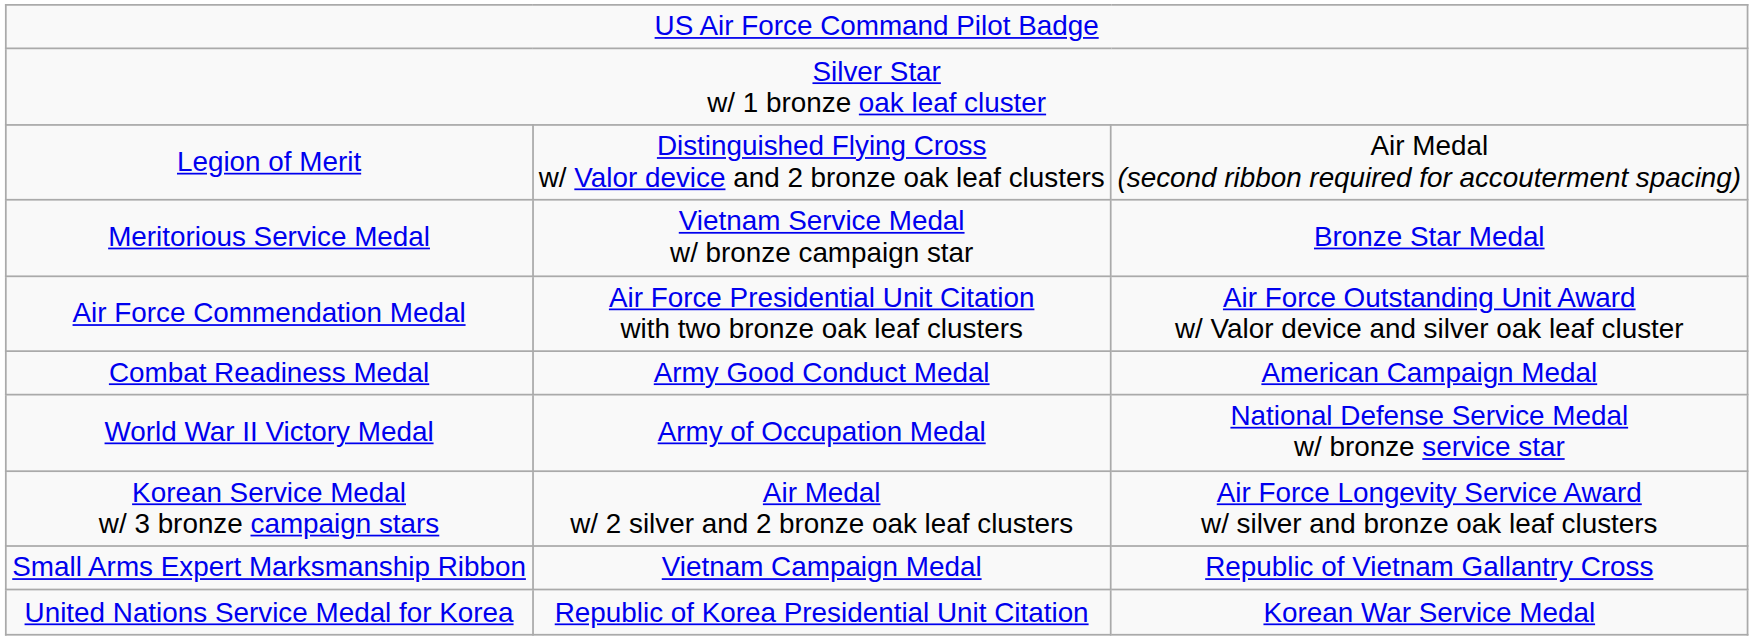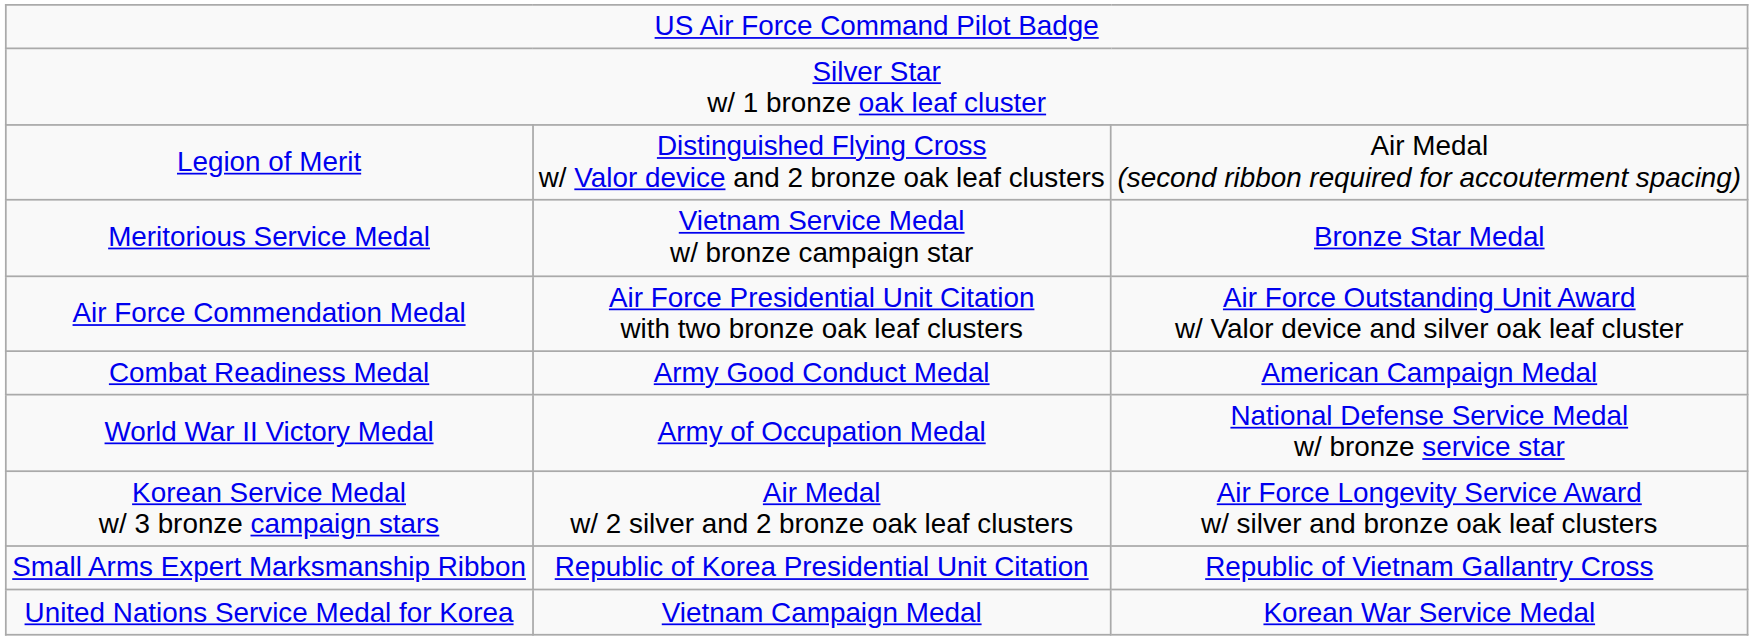(822, 567) Vietnam Campaign Medal -> (822, 567) Republic of Korea Presidential Unit Citation
(822, 611) Republic of Korea Presidential Unit Citation -> (822, 611) Vietnam Campaign Medal
